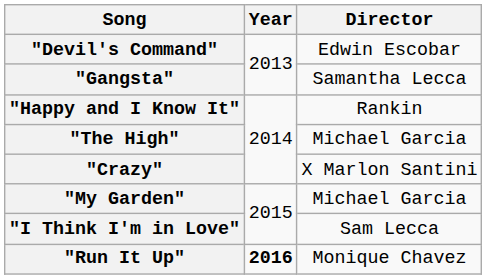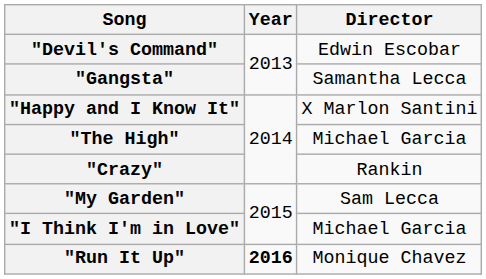(390, 109) Rankin -> (390, 109) X Marlon Santini
(390, 169) X Marlon Santini -> (390, 169) Rankin
(390, 199) Michael Garcia -> (390, 199) Sam Lecca
(390, 229) Sam Lecca -> (390, 229) Michael Garcia
